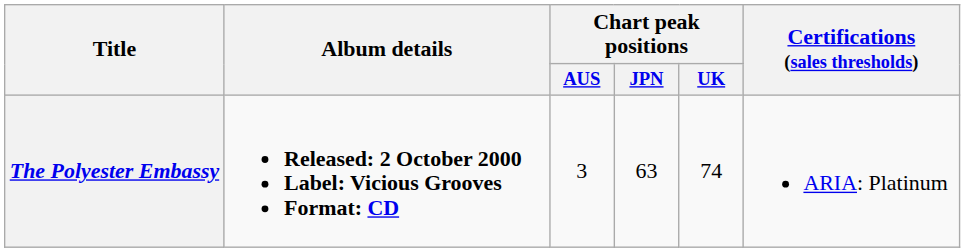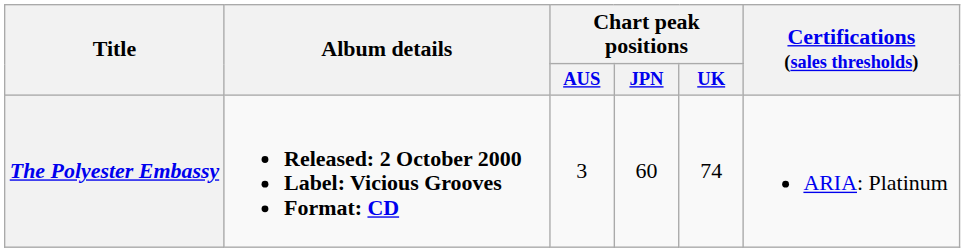(646, 170) 63 -> (646, 170) 60
